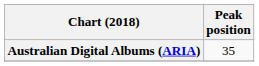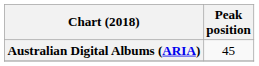(229, 50) 35 -> (229, 50) 45
